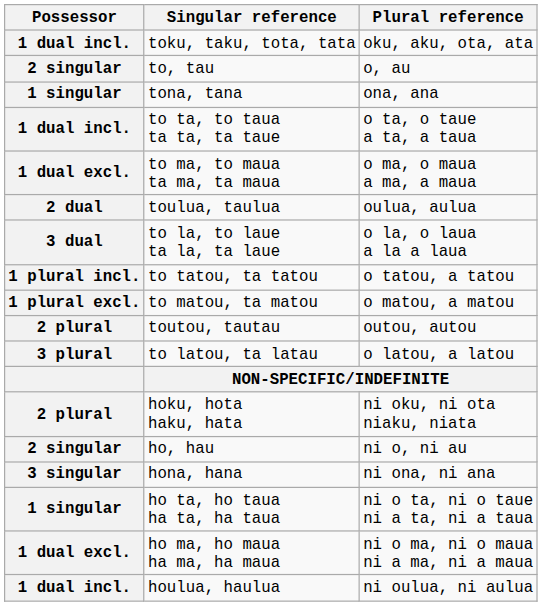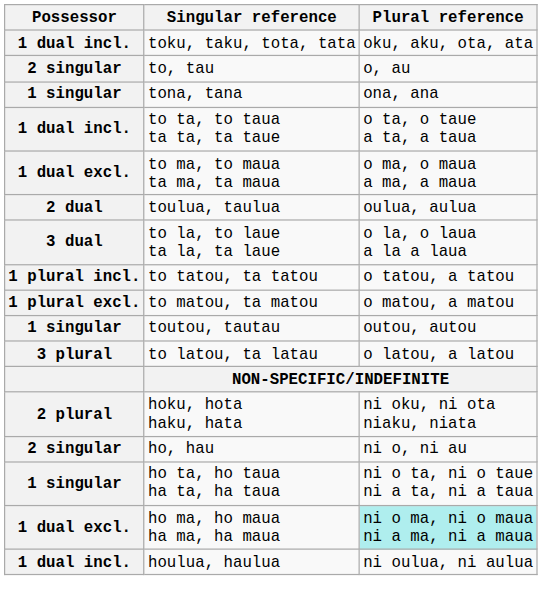(74, 328) 2 plural -> (74, 328) 1 singular
- row: (195, 475)
(448, 553) no background -> (448, 527) paleturquoise background
